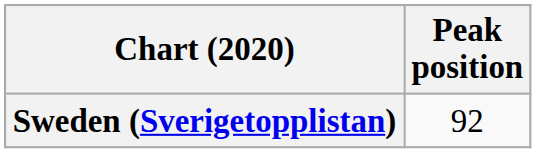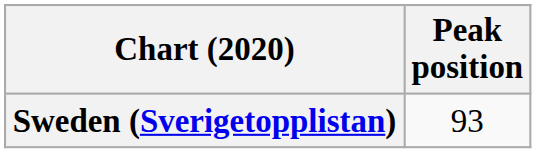(467, 119) 92 -> (467, 119) 93
